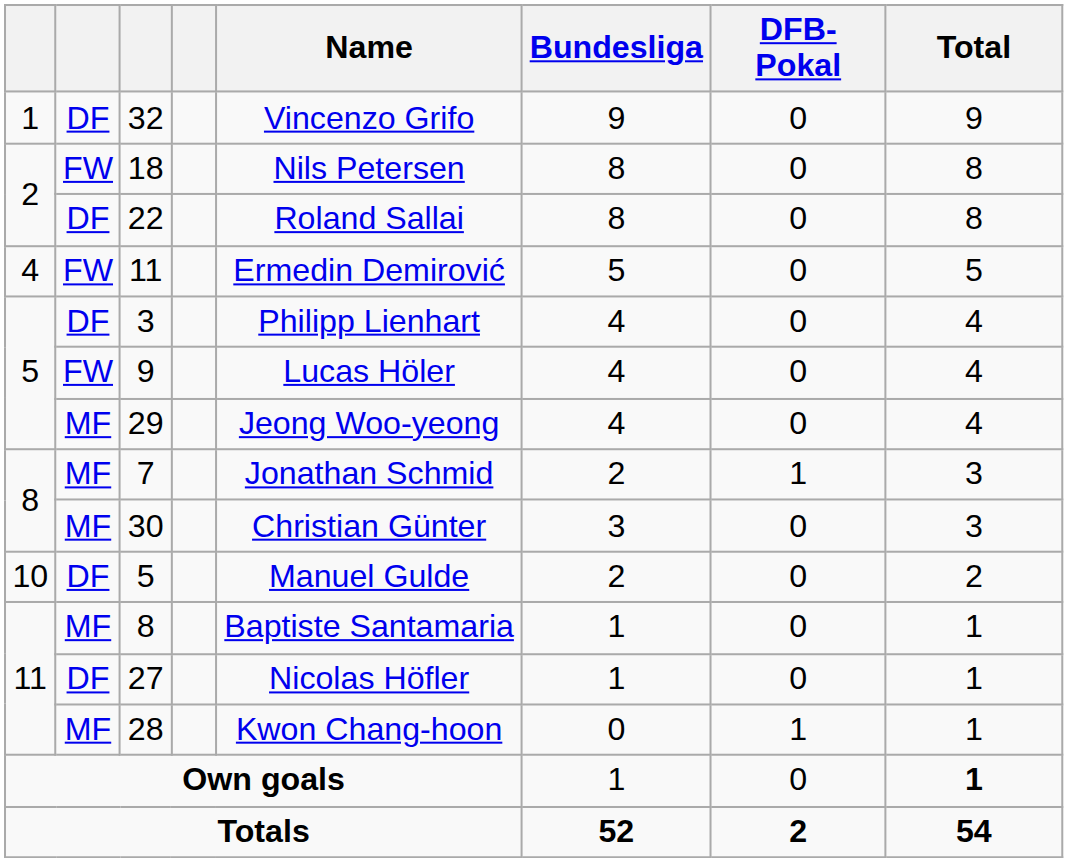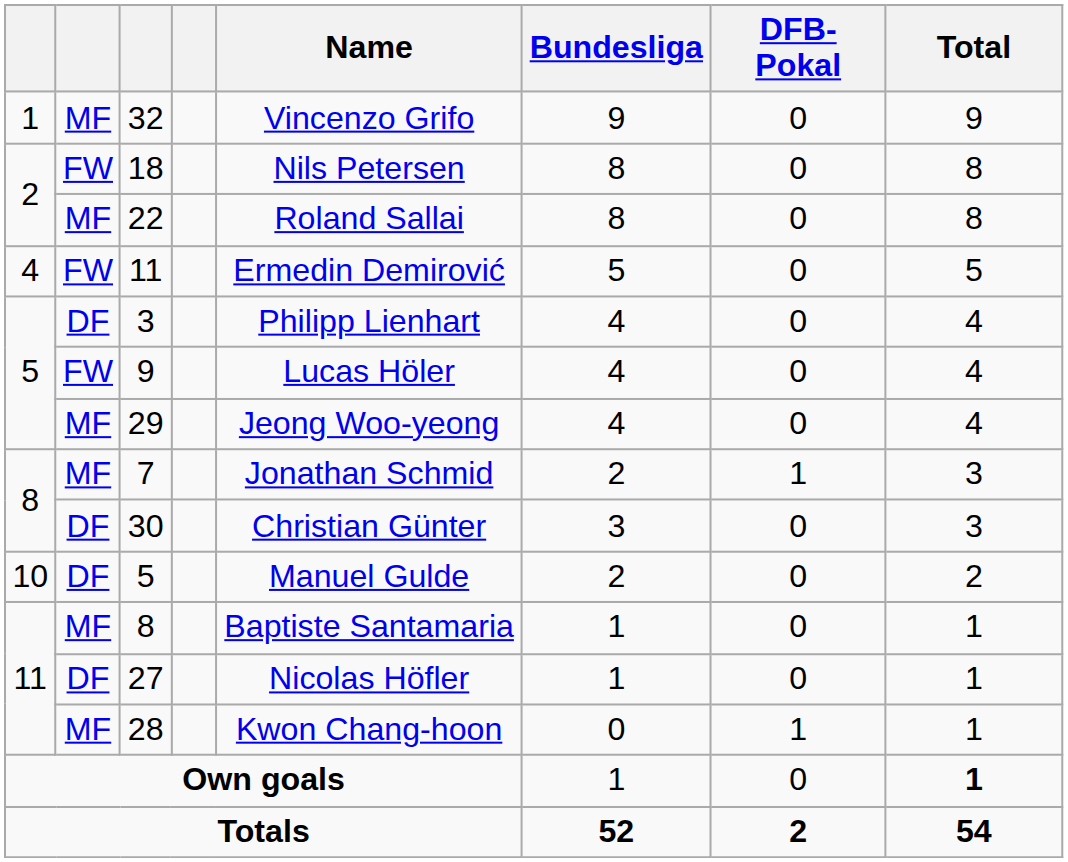(88, 117) DF -> (88, 117) MF
(88, 219) DF -> (88, 219) MF
(88, 525) MF -> (88, 525) DF
